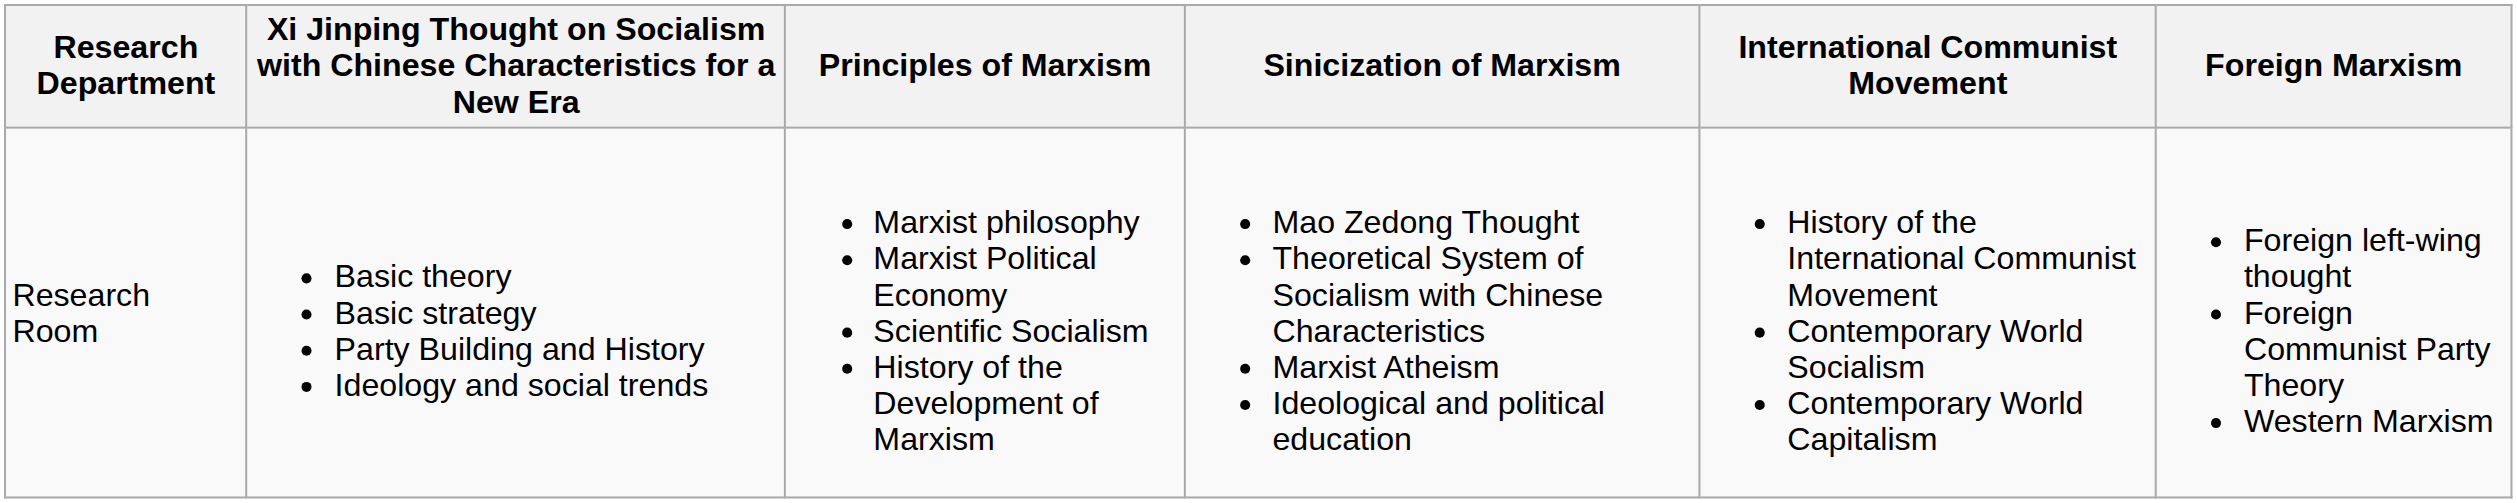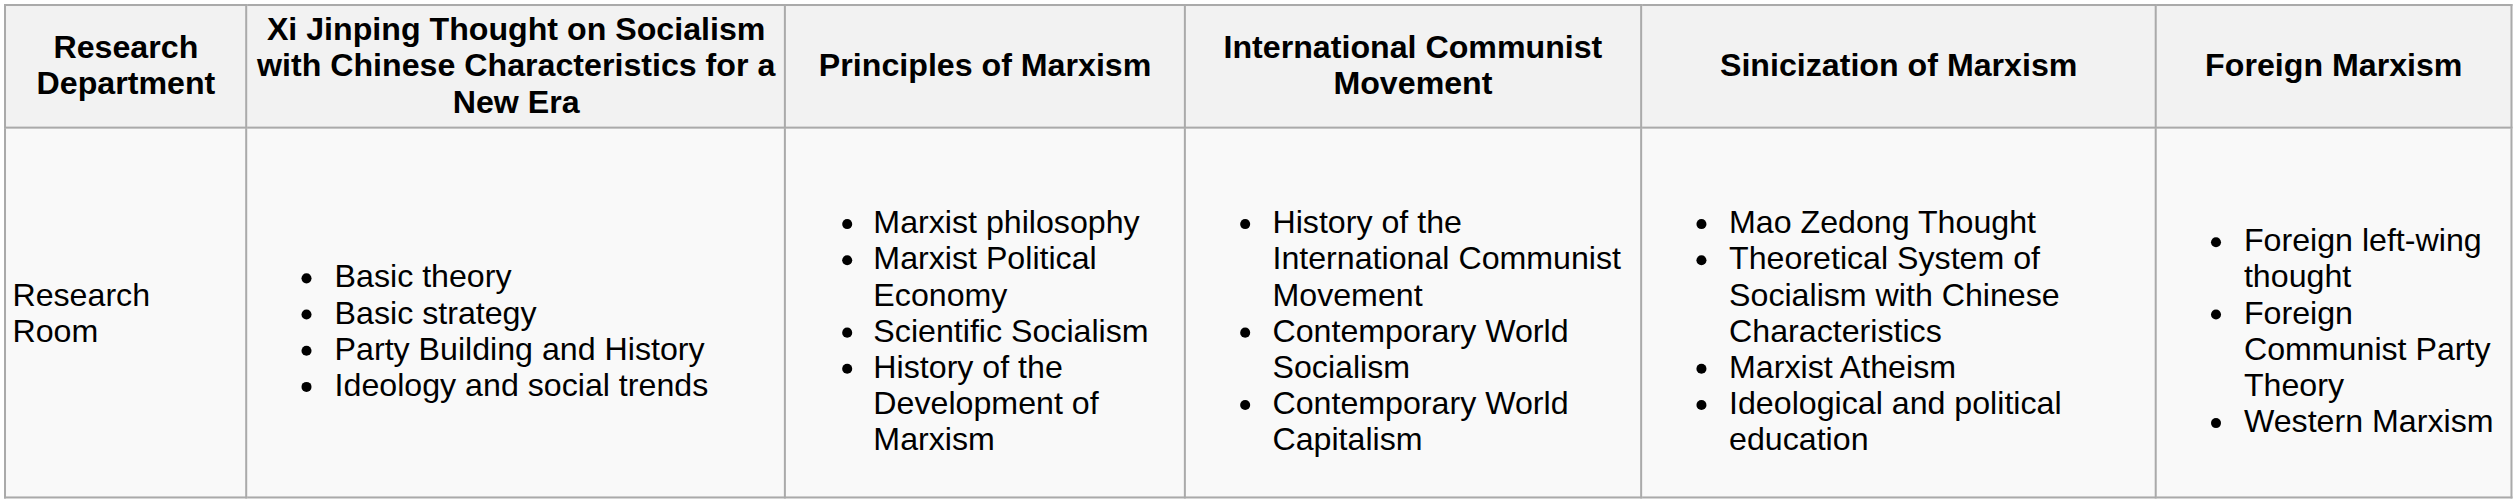columns swapped: (1442, 66) <-> (1928, 66)
